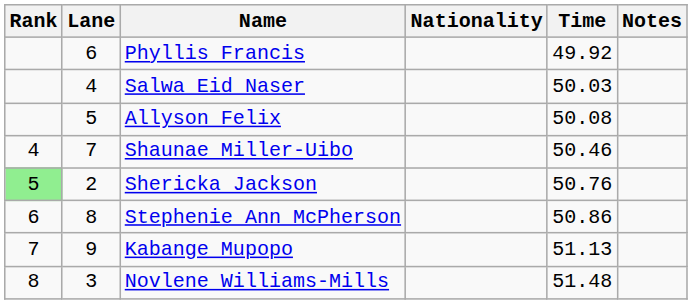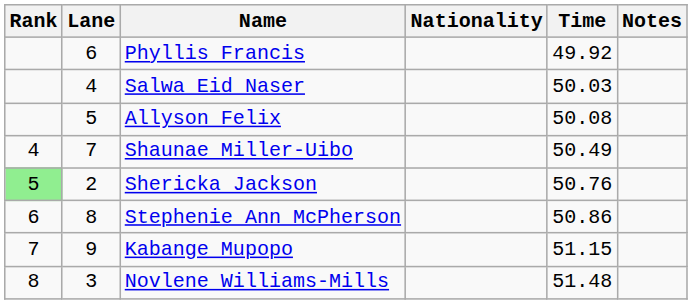(582, 152) 50.46 -> (582, 152) 50.49
(582, 249) 51.13 -> (582, 249) 51.15
